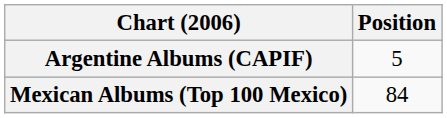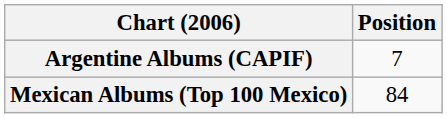(397, 58) 5 -> (397, 58) 7
